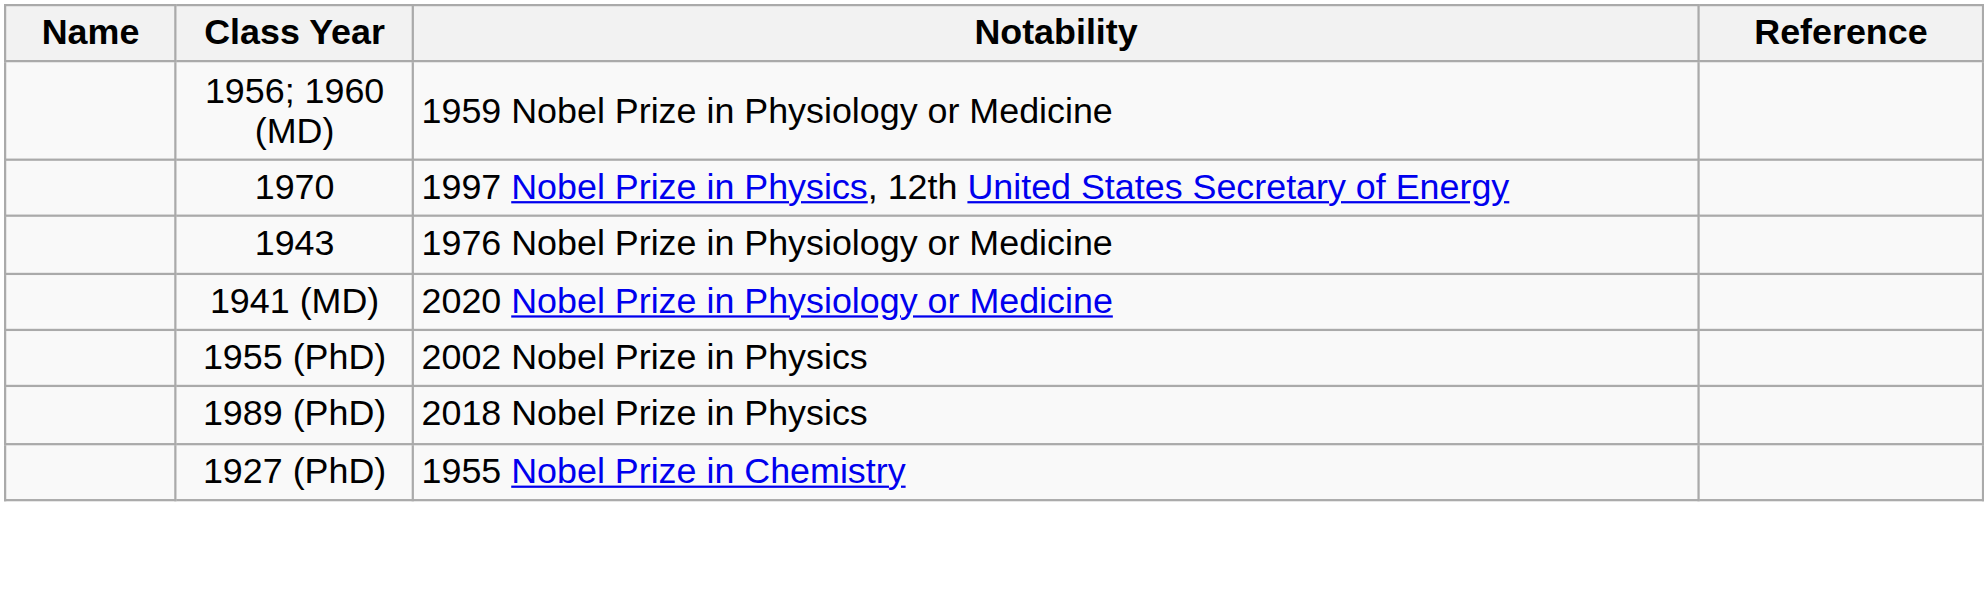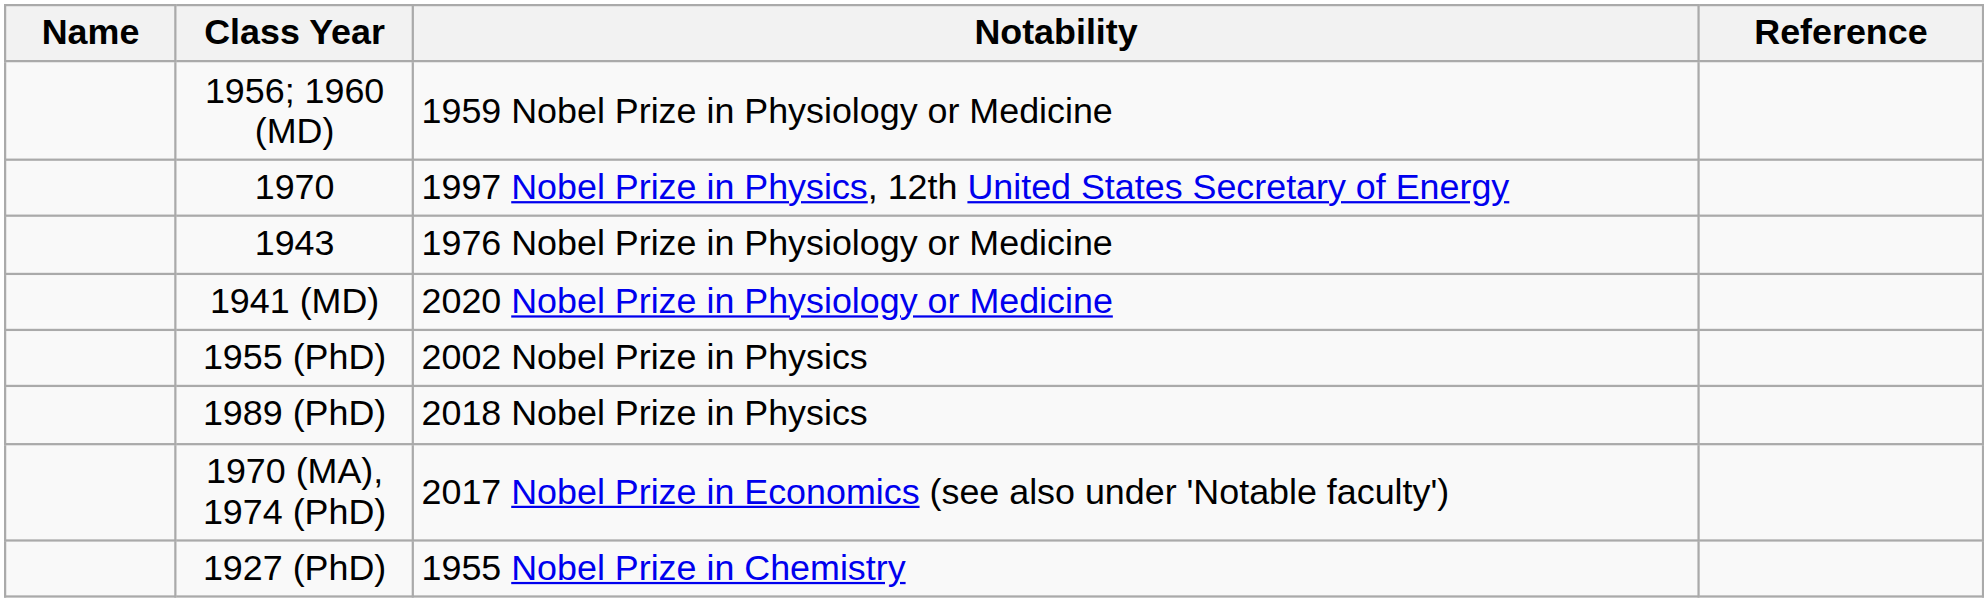+ row: (295, 491)
